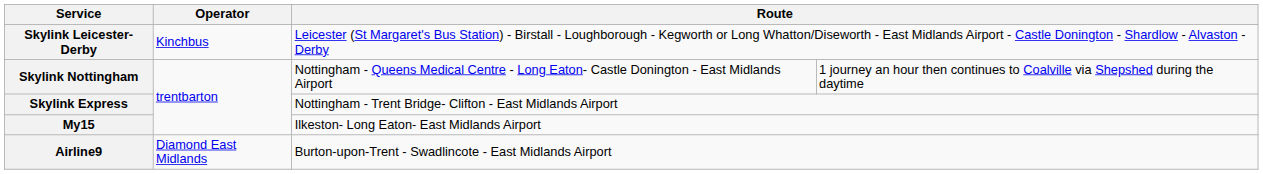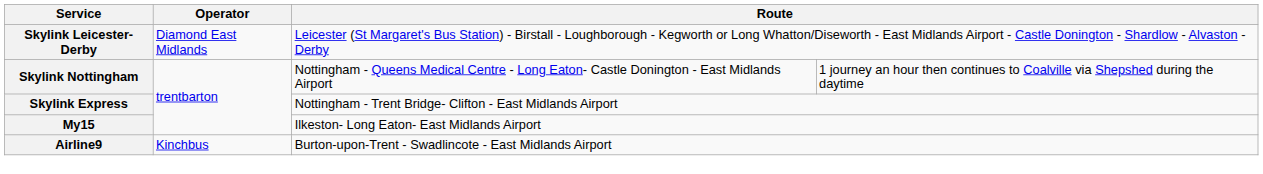(182, 42) Kinchbus -> (196, 42) Diamond East Midlands
(196, 152) Diamond East Midlands -> (182, 144) Kinchbus
